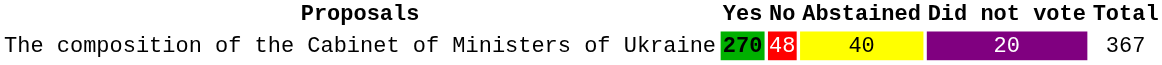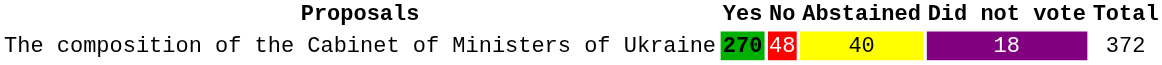(1007, 46) 20 -> (1007, 46) 18
(1126, 46) 367 -> (1126, 46) 372
